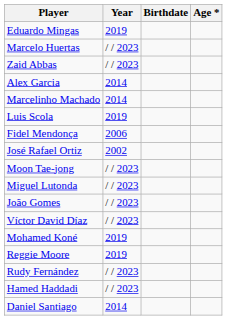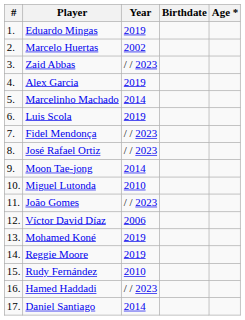+ column: (14, 13)
(122, 47) / / 2023 -> (135, 47) 2002
(116, 82) 2014 -> (135, 82) 2019
(116, 133) 2006 -> (140, 133) / / 2023
(116, 151) 2002 -> (140, 151) / / 2023
(122, 168) / / 2023 -> (135, 168) 2014
(122, 185) / / 2023 -> (135, 185) 2010
(122, 220) / / 2023 -> (135, 220) 2006
(122, 271) / / 2023 -> (135, 271) 2010
